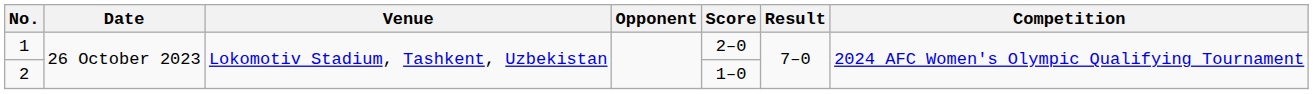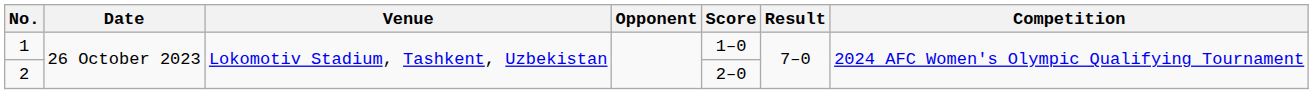(731, 46) 2–0 -> (731, 46) 1–0
(731, 74) 1–0 -> (731, 74) 2–0
